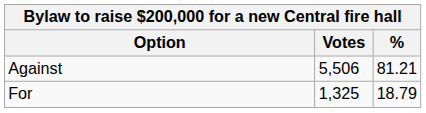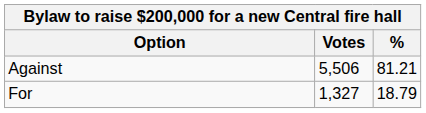(339, 94) 1,325 -> (339, 94) 1,327
